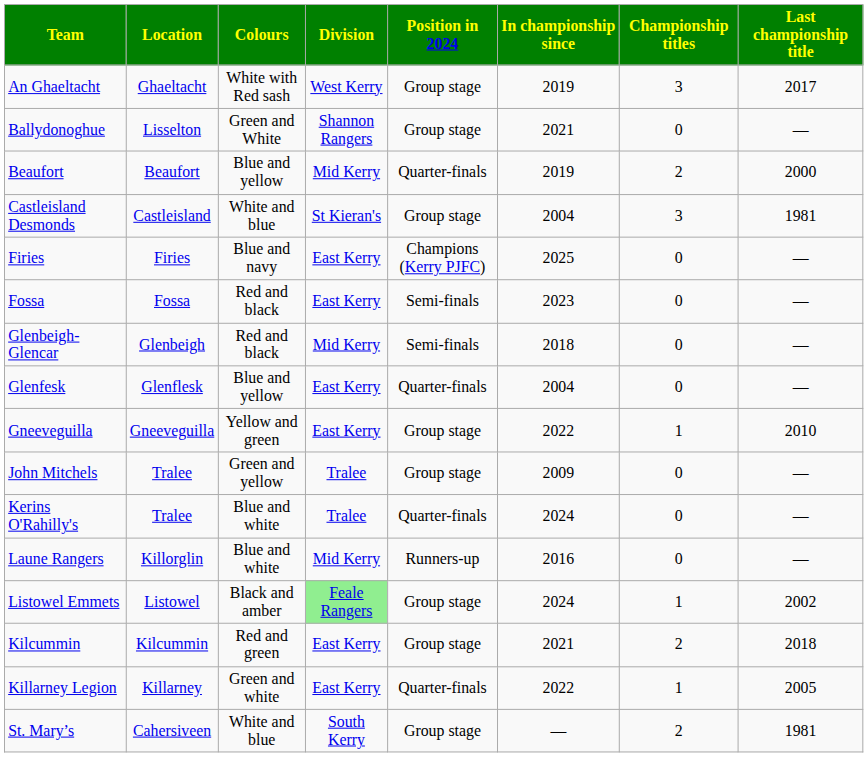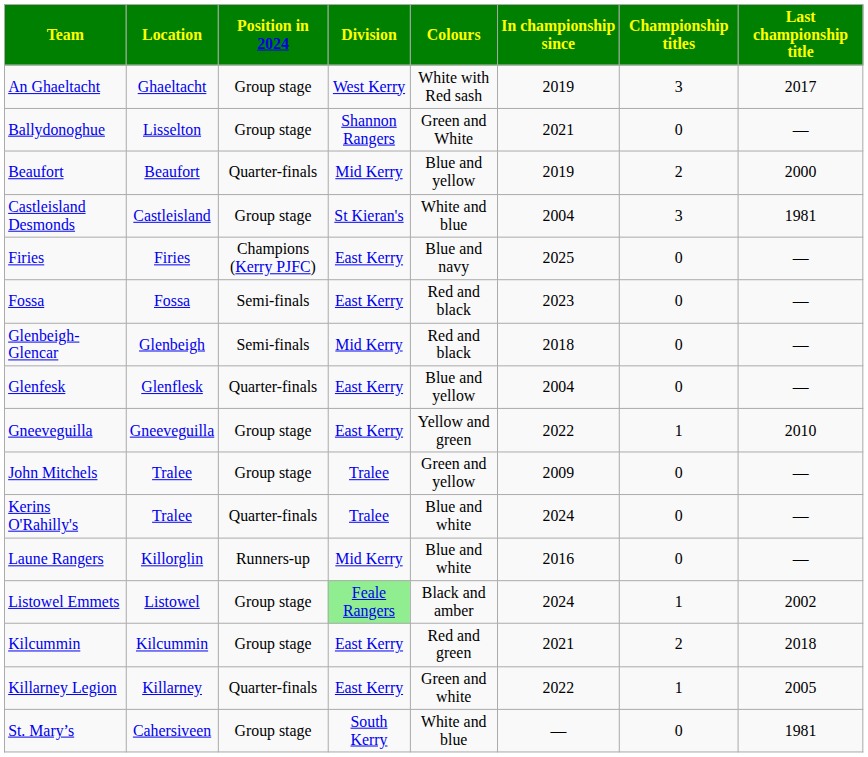columns swapped: (262, 34) <-> (442, 34)
(679, 730) 2 -> (679, 730) 0
